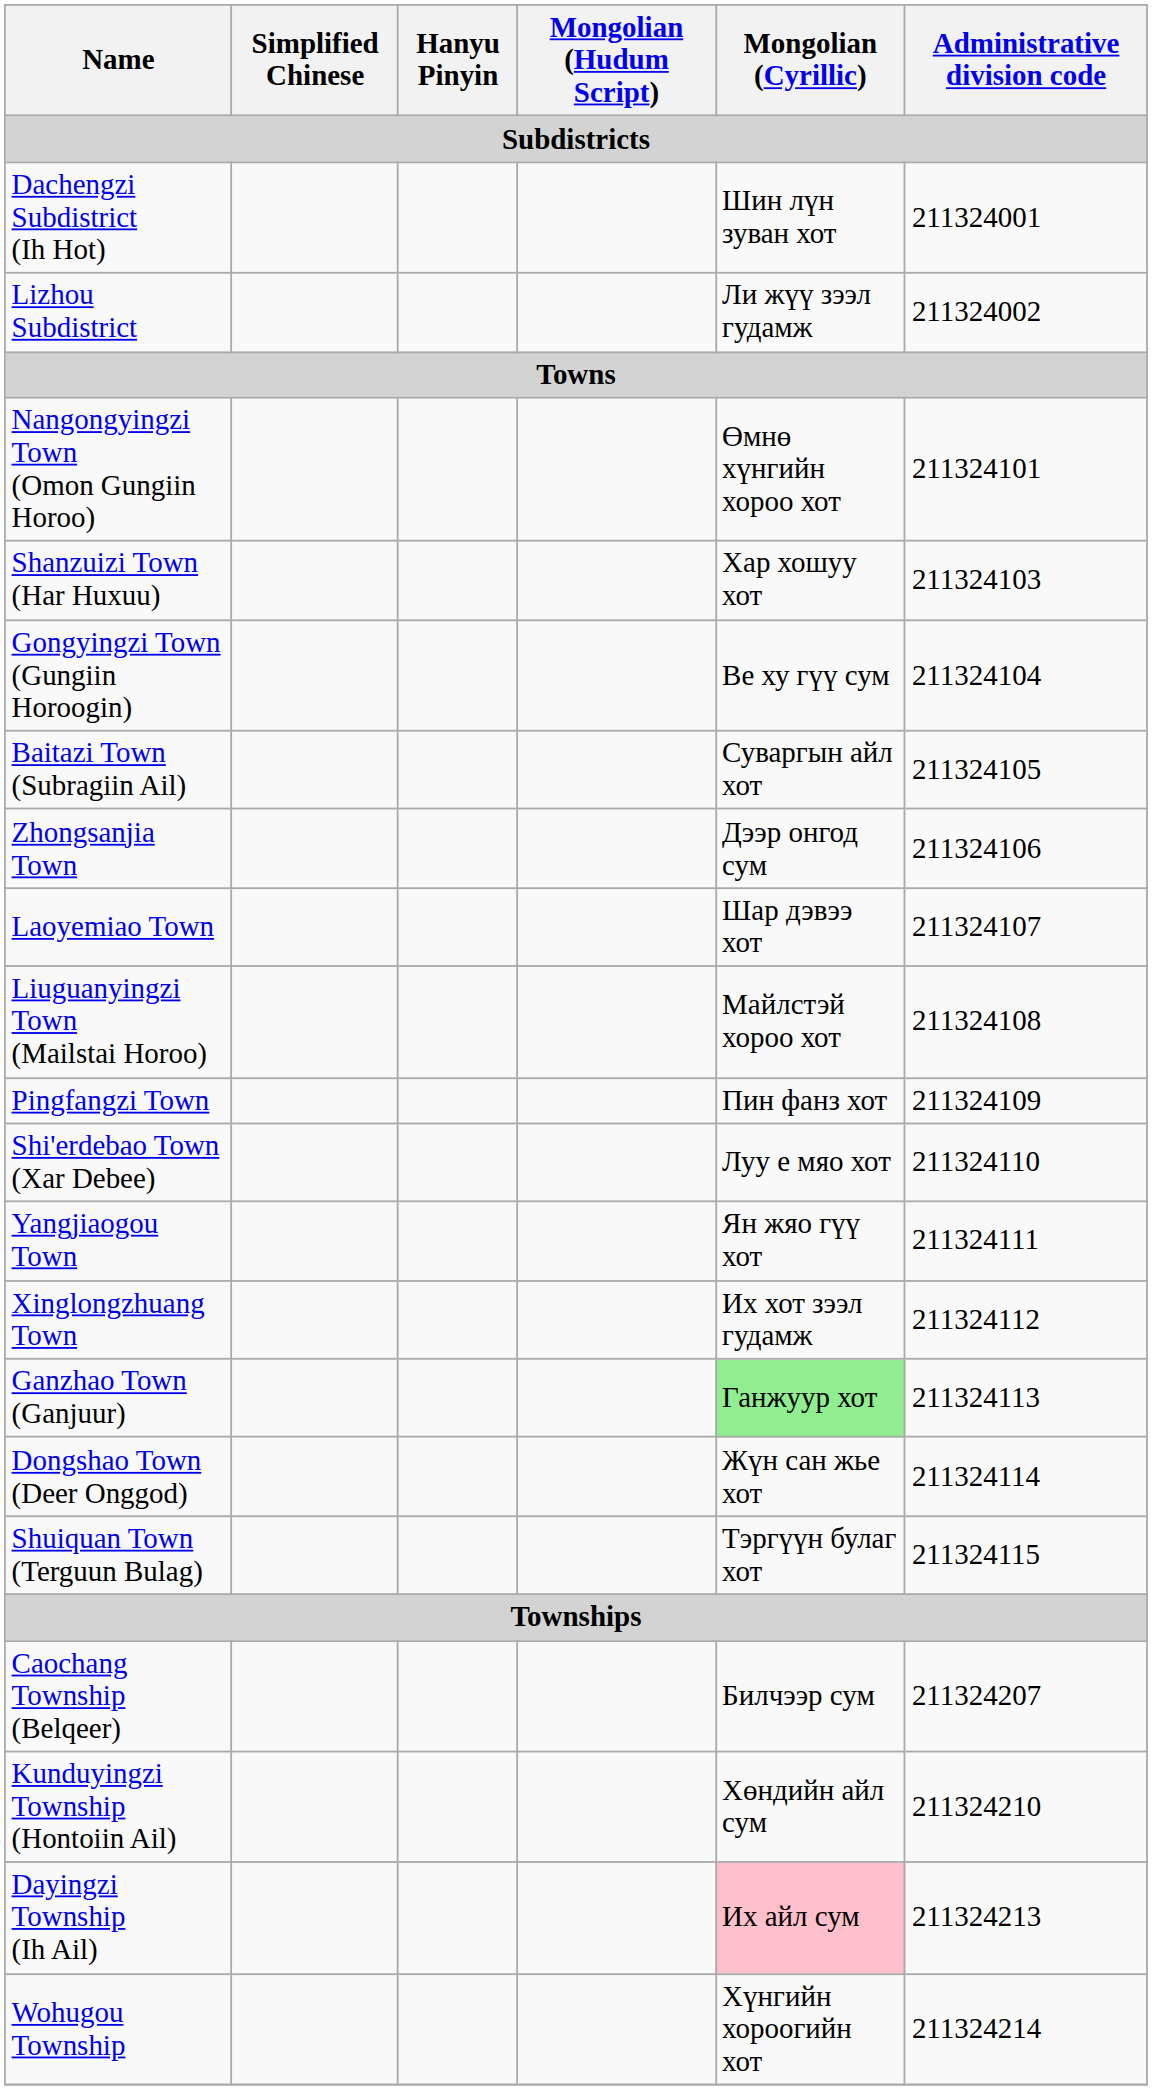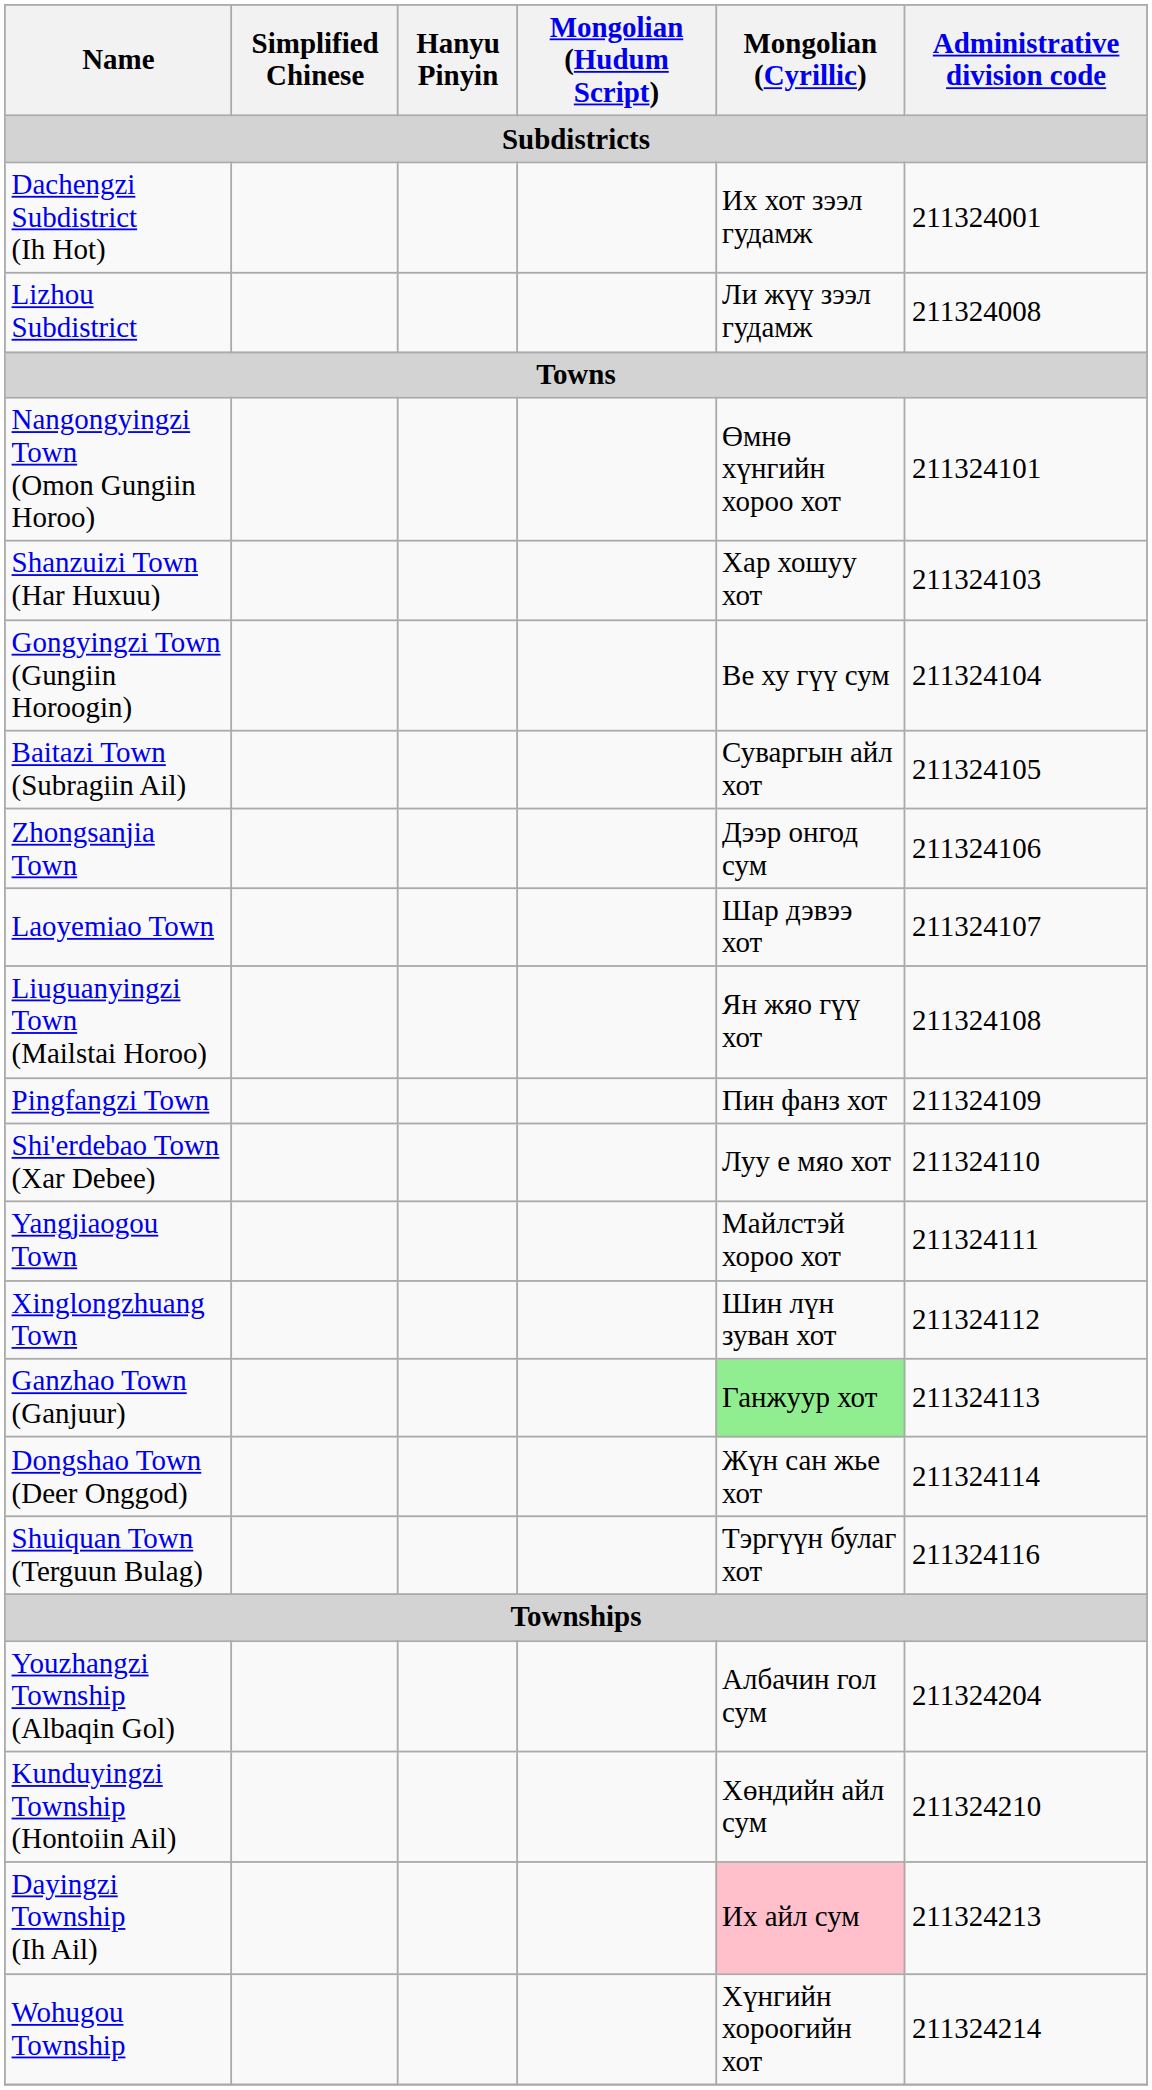(779, 217) Шин лүн зуван хот -> (792, 217) Их хот зээл гудамж
(977, 311) 211324002 -> (977, 311) 211324008
(783, 1021) Майлстэй хороо хот -> (791, 1021) Ян жяо гүү хот
(791, 1240) Ян жяо гүү хот -> (783, 1240) Майлстэй хороо хот
(792, 1319) Их хот зээл гудамж -> (779, 1319) Шин лүн зуван хот
(976, 1554) 211324115 -> (976, 1554) 211324116
+ row: (93, 1695)
- row: (69, 1695)
